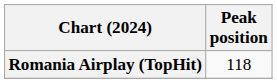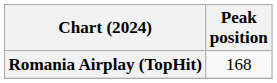(239, 64) 118 -> (239, 64) 168
